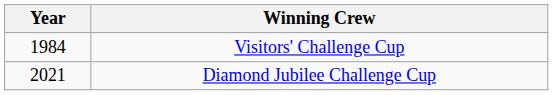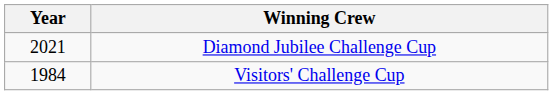rows swapped: (319, 47) <-> (319, 75)
